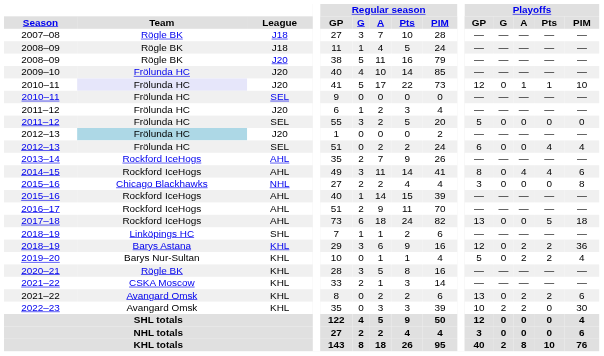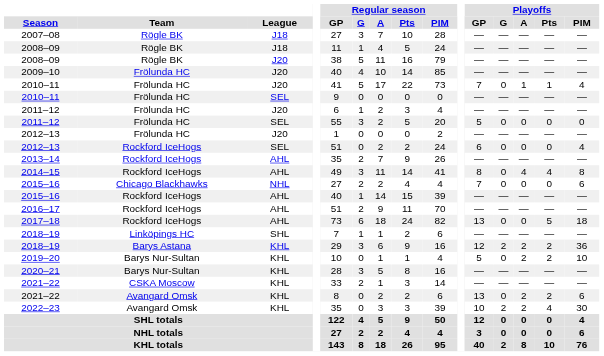(162, 84) lavender background -> (162, 84) no background
(479, 84) 12 -> (479, 84) 7
(582, 84) 10 -> (582, 84) 4
(162, 134) lightblue background -> (162, 134) no background
(162, 146) Frölunda HC -> (162, 146) Rockford IceHogs
(549, 146) 4 -> (549, 146) 0
(582, 171) 6 -> (582, 171) 8
(479, 183) 3 -> (479, 183) 7
(582, 183) 8 -> (582, 183) 6
(503, 245) 0 -> (503, 245) 2
(582, 258) 4 -> (582, 258) 10
(162, 270) Rögle BK -> (162, 270) Barys Nur-Sultan
(549, 307) 0 -> (549, 307) 4
